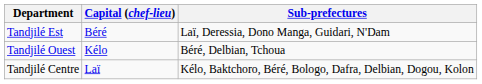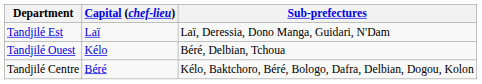(96, 32) Béré -> (92, 32) Laï
(92, 69) Laï -> (96, 69) Béré
